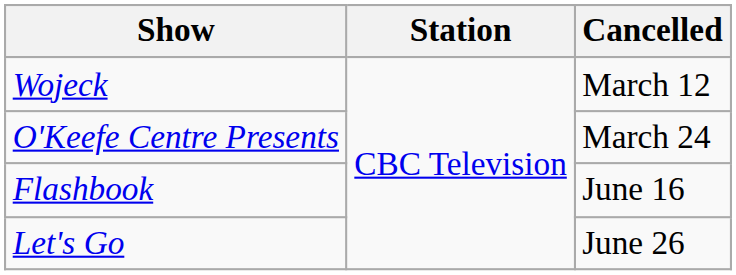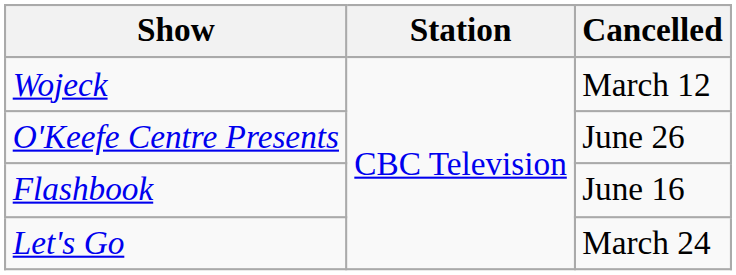(646, 136) March 24 -> (633, 136) June 26
(633, 242) June 26 -> (646, 242) March 24
